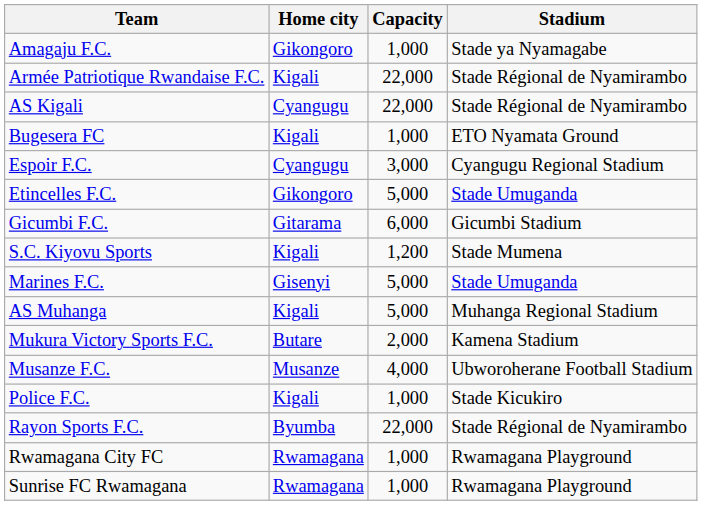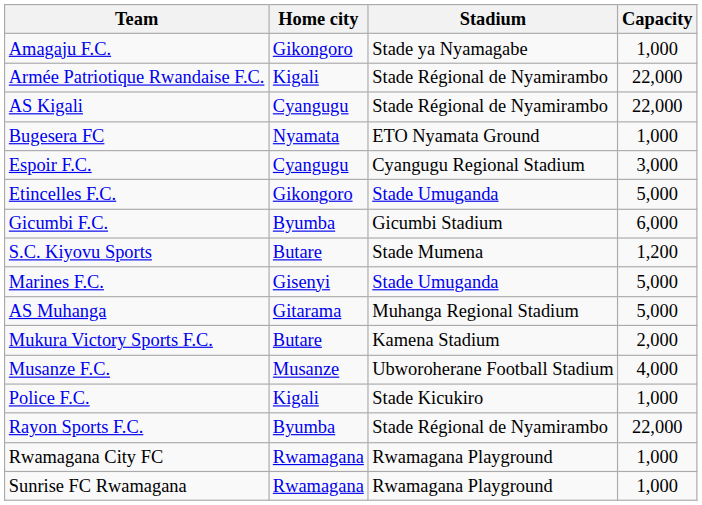columns swapped: (572, 19) <-> (408, 19)
(296, 135) Kigali -> (306, 135) Nyamata
(307, 223) Gitarama -> (304, 223) Byumba
(296, 252) Kigali -> (297, 252) Butare
(296, 310) Kigali -> (307, 310) Gitarama
